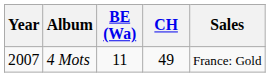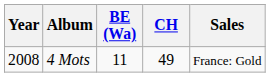(24, 59) 2007 -> (24, 59) 2008
